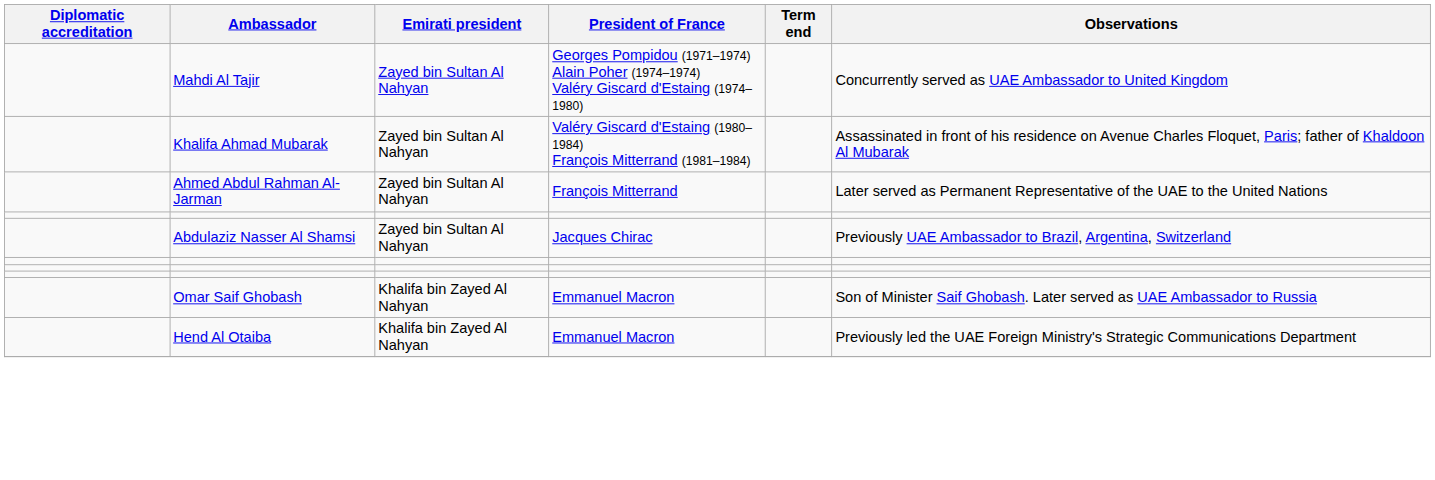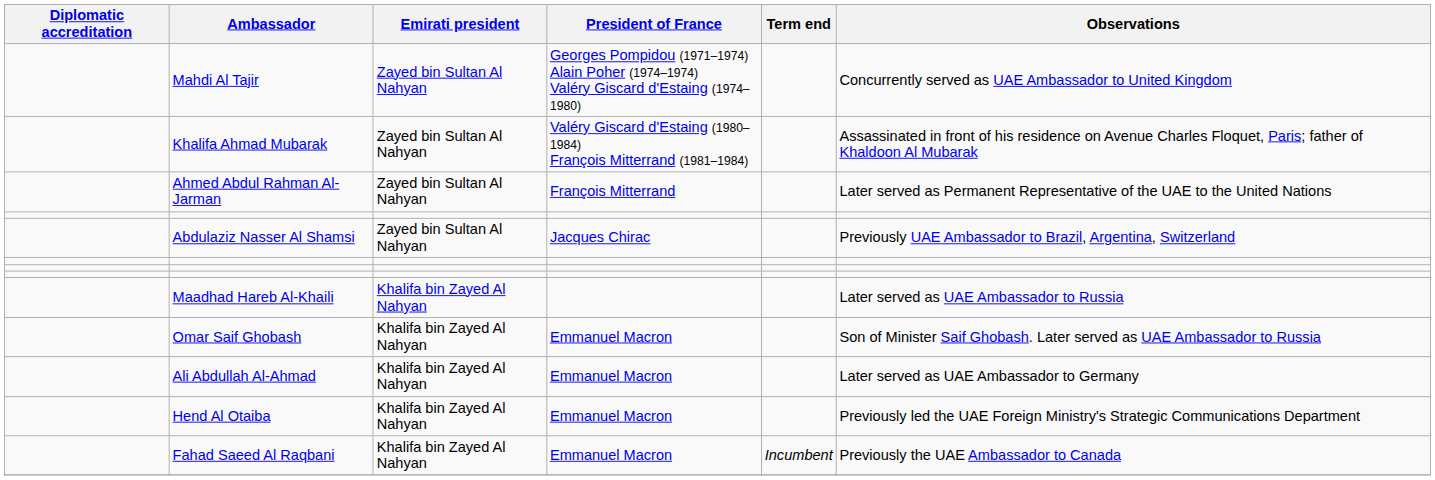+ row: (253, 297)
+ row: (244, 376)
+ row: (254, 455)
